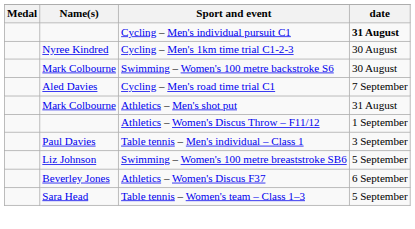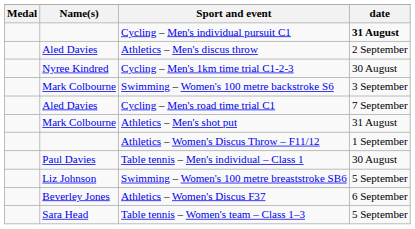+ row: (190, 50)
(375, 68) 30 August -> (380, 87) 3 September
(380, 142) 3 September -> (375, 160) 30 August
